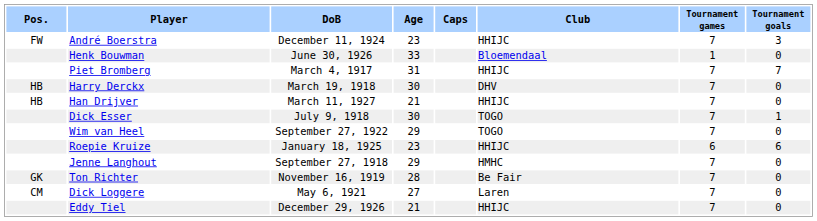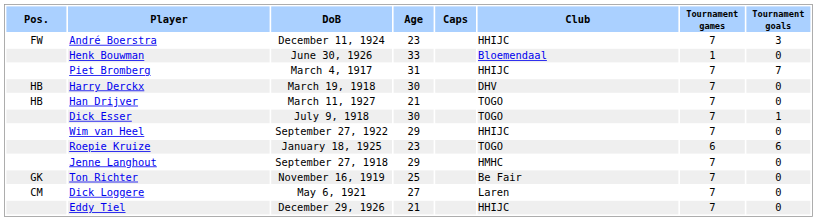(494, 101) HHIJC -> (491, 101) TOGO
(491, 132) TOGO -> (494, 132) HHIJC
(494, 147) HHIJC -> (491, 147) TOGO
(414, 177) 28 -> (414, 177) 25
